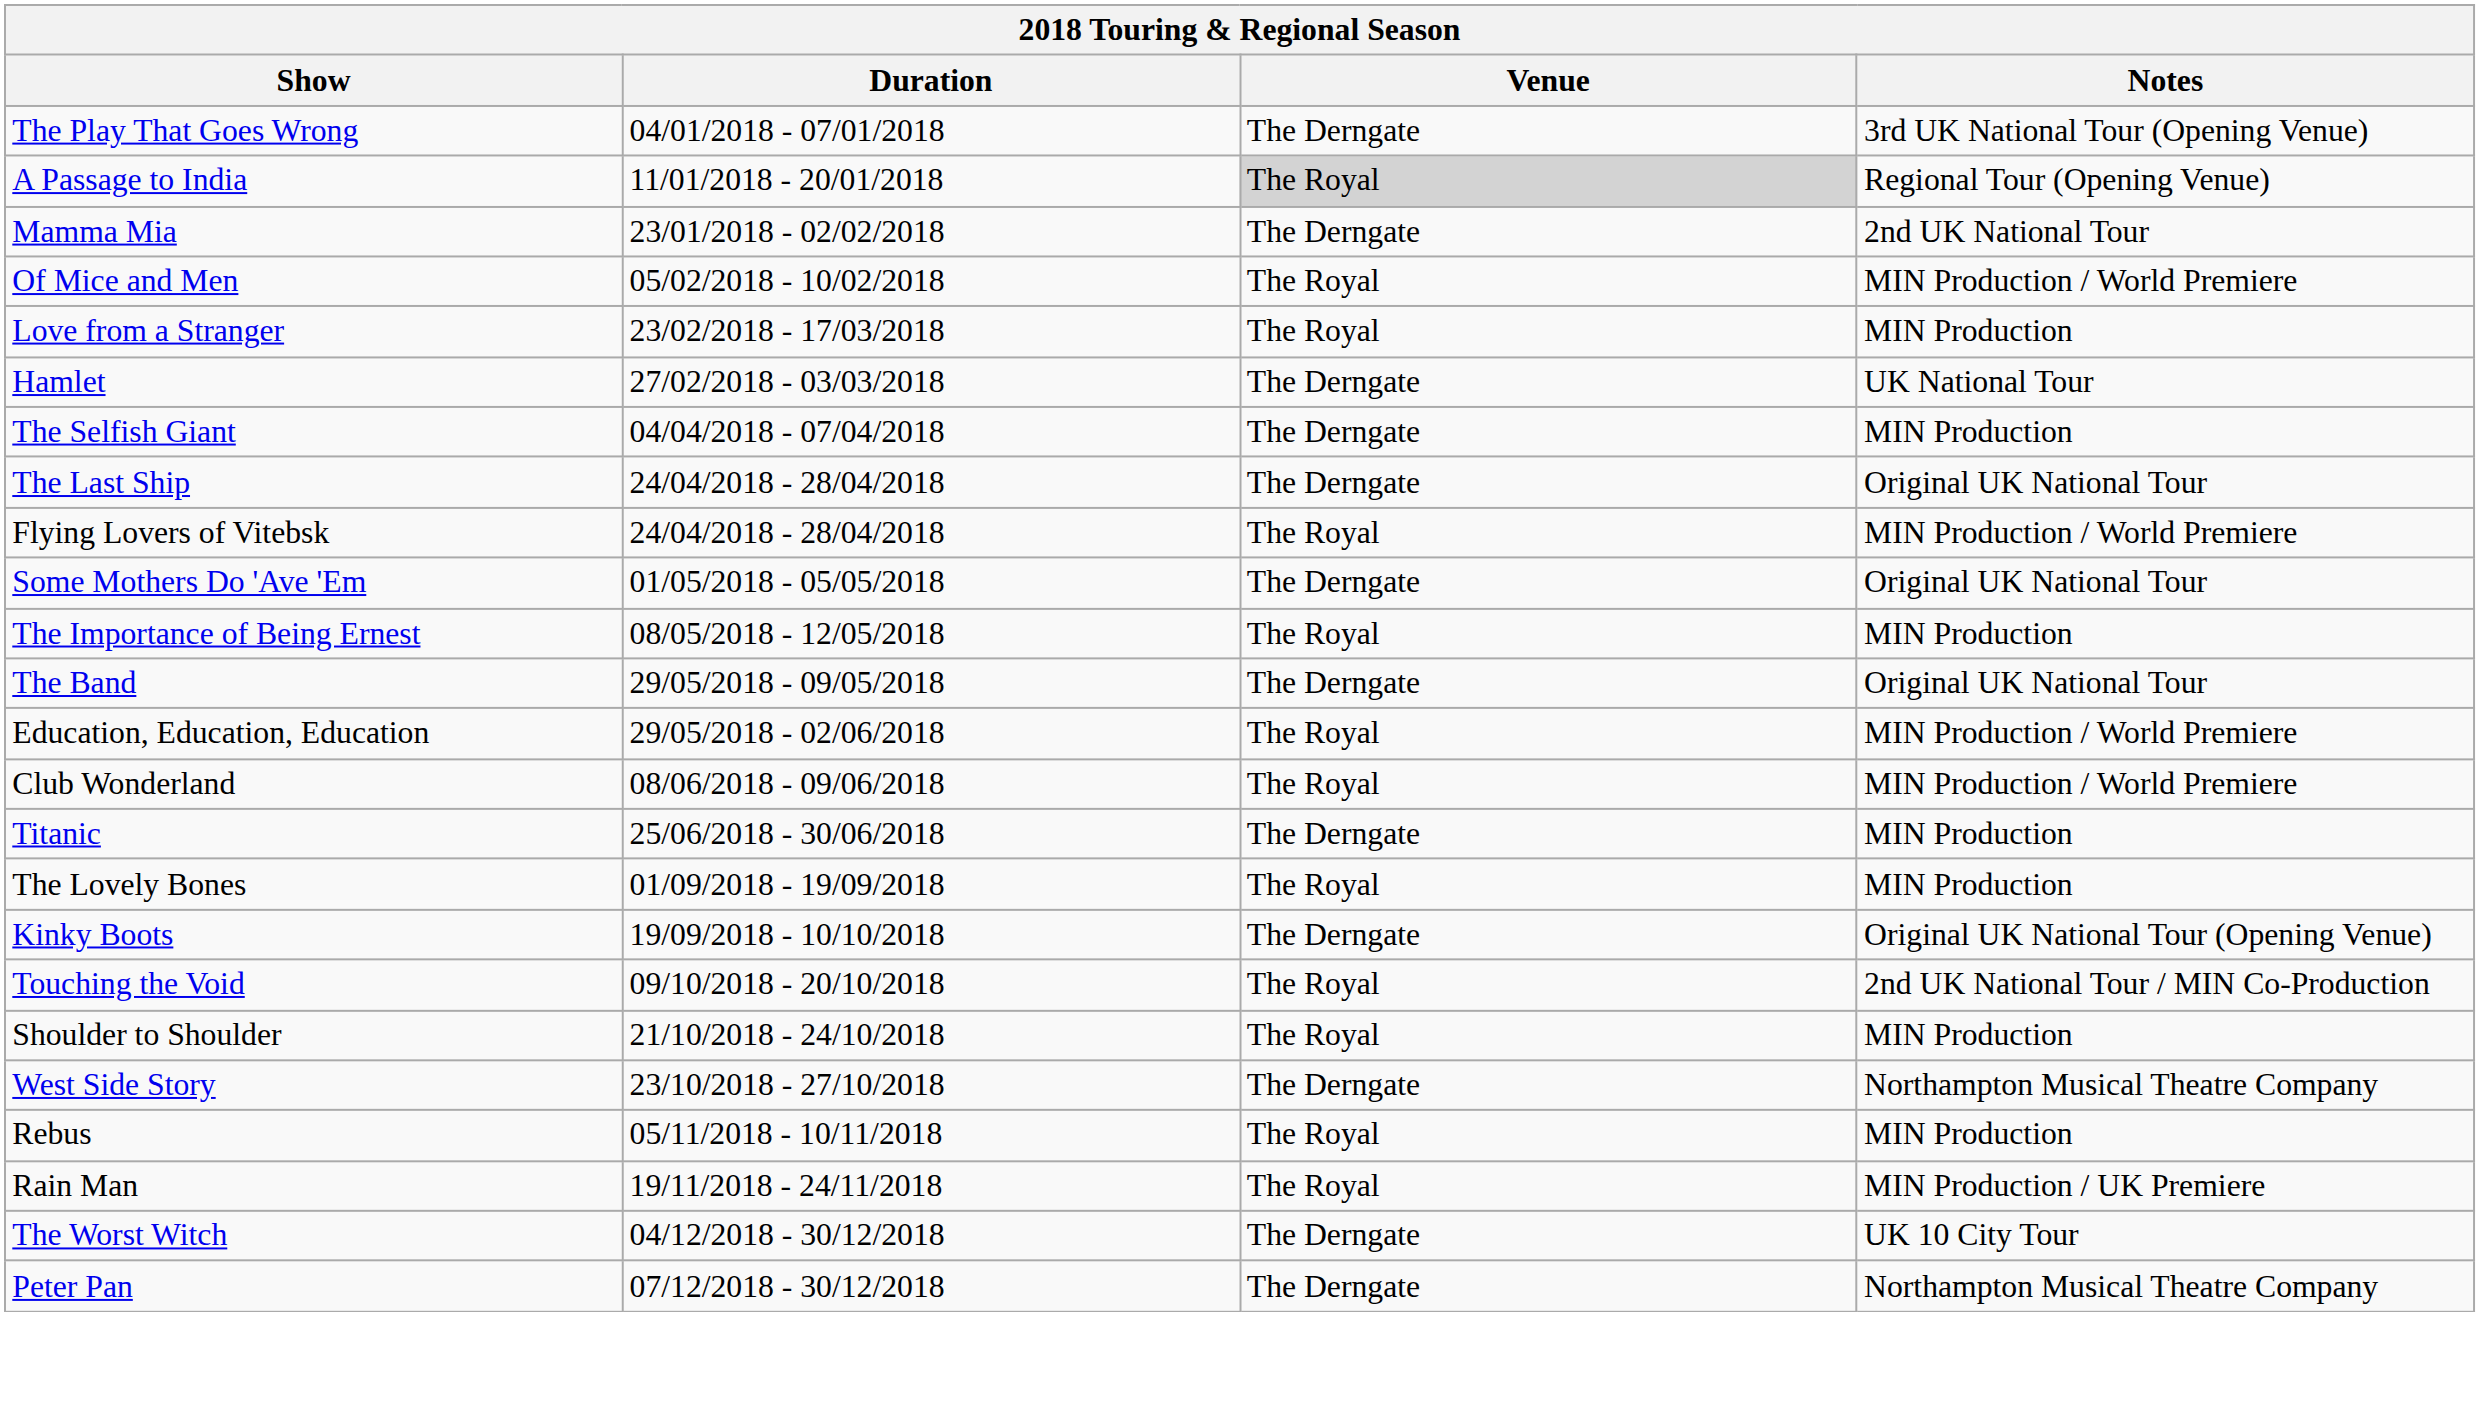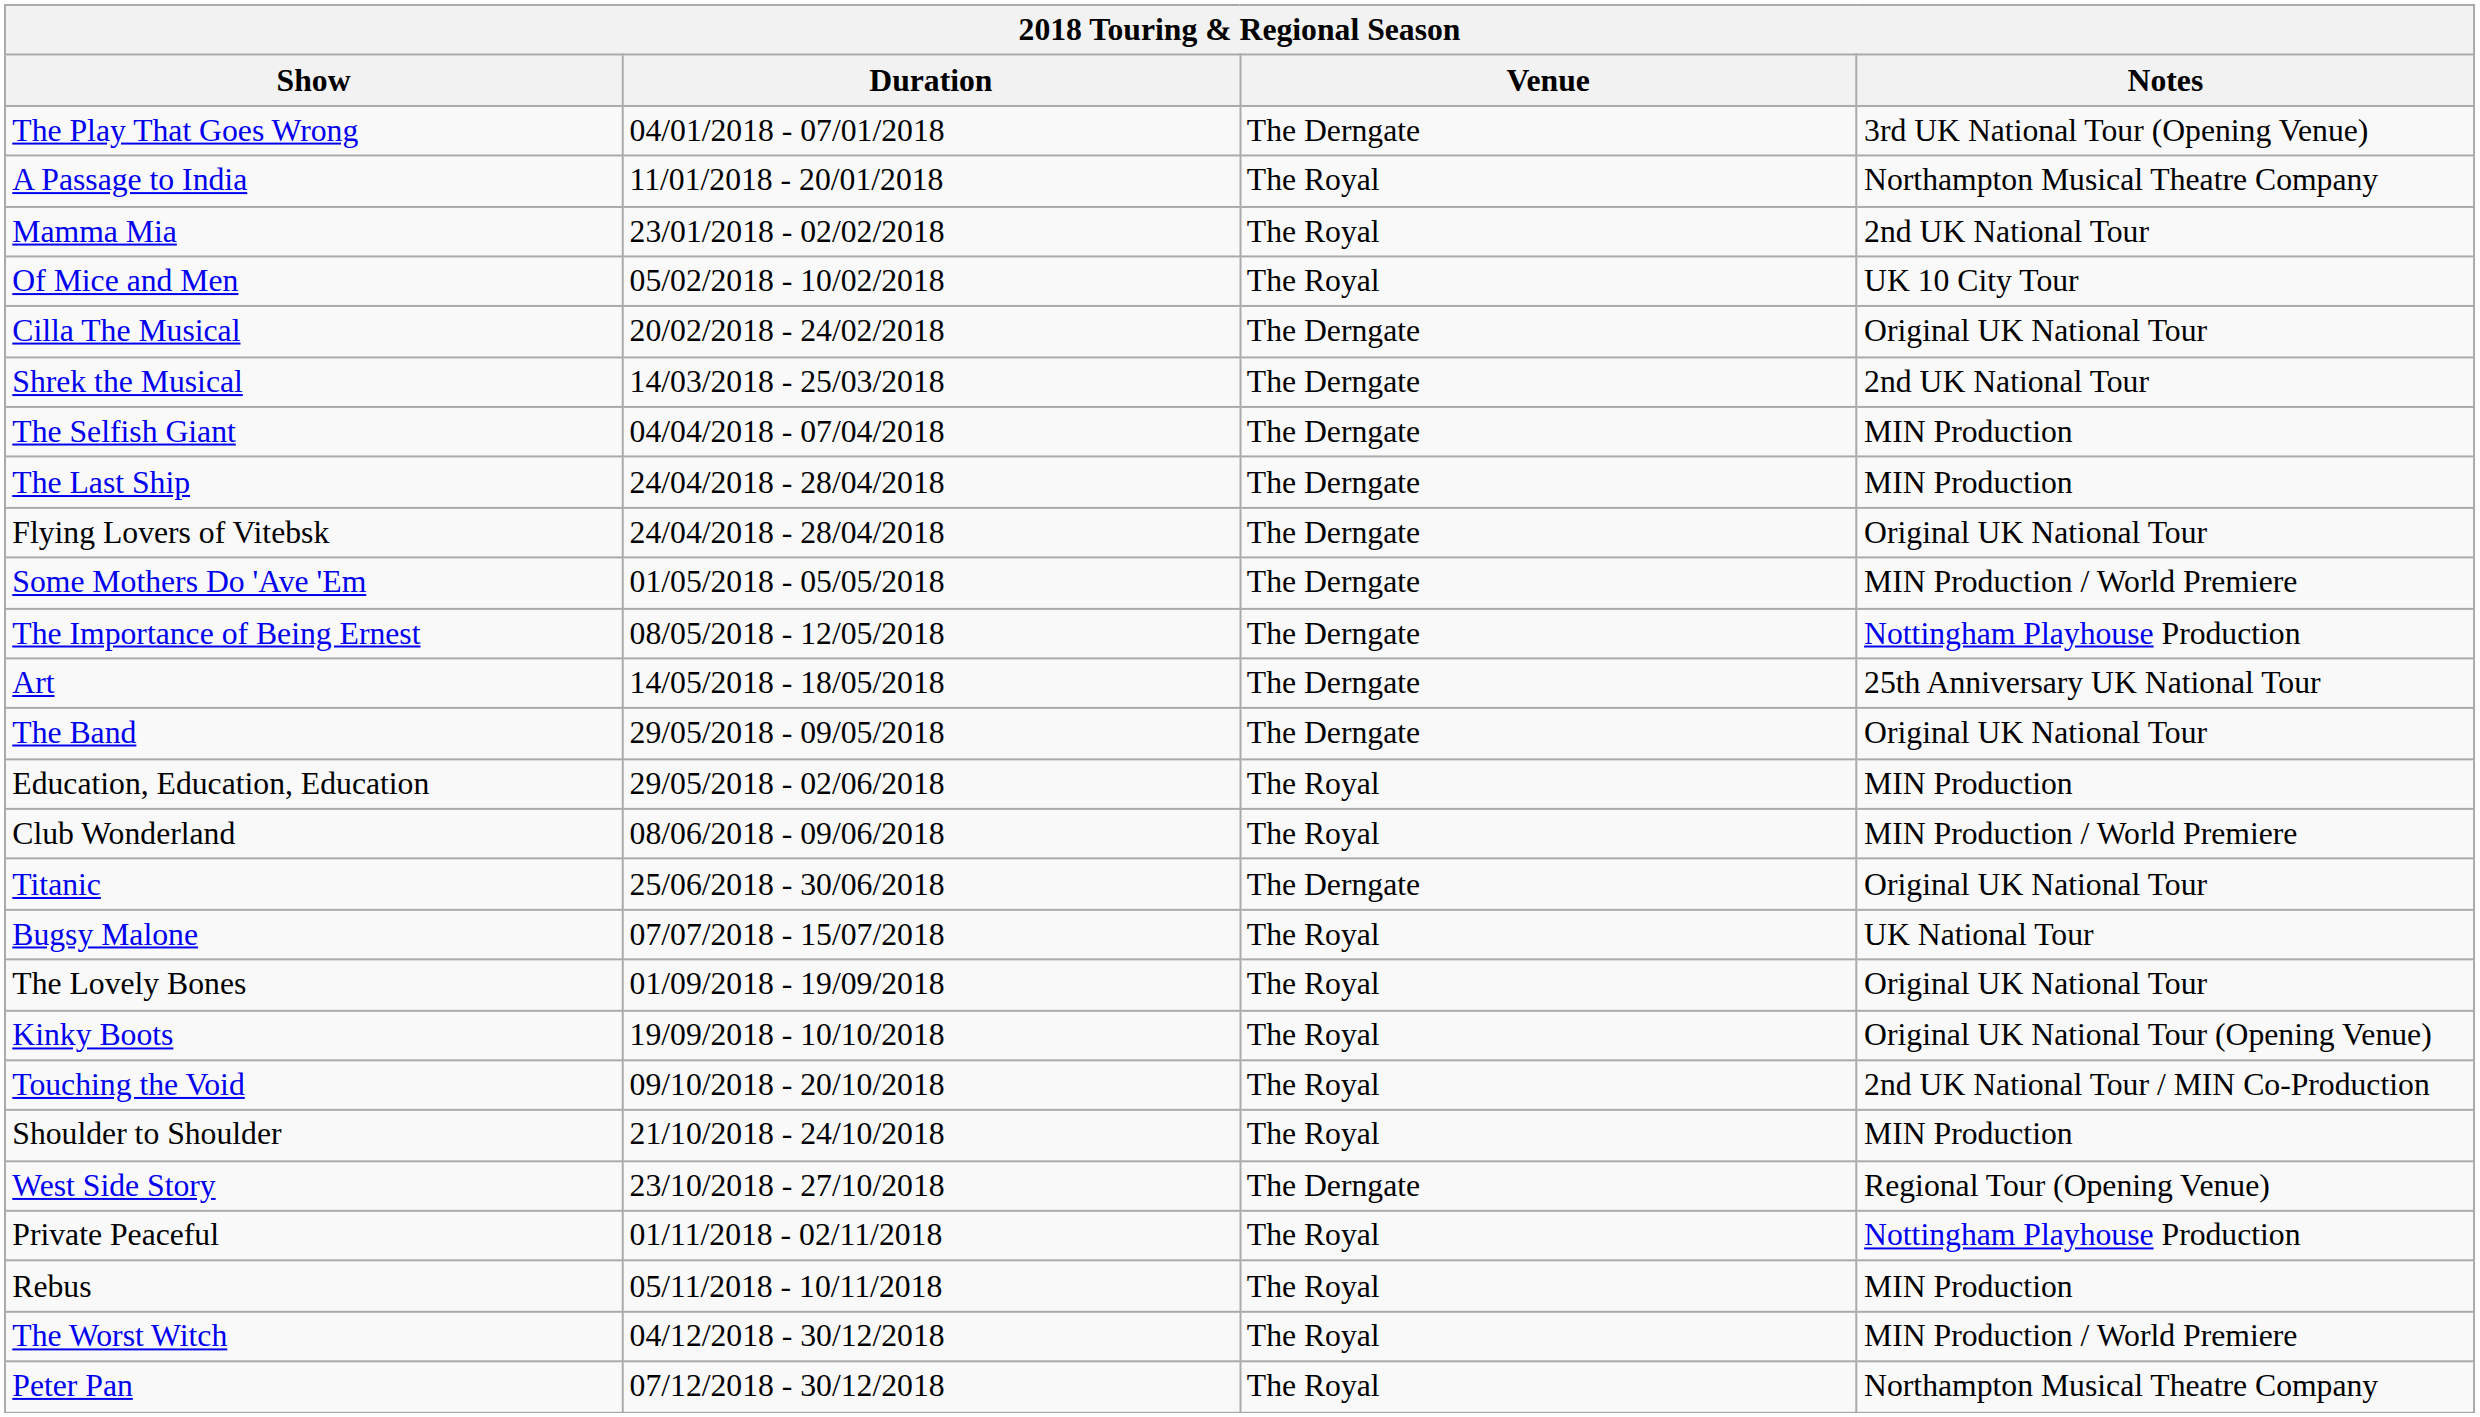(1313, 180) lightgrey background -> (1313, 180) no background
(2067, 180) Regional Tour (Opening Venue) -> (2121, 180) Northampton Musical Theatre Company
(1333, 230) The Derngate -> (1313, 230) The Royal
(2081, 280) MIN Production / World Premiere -> (1971, 280) UK 10 City Tour
+ row: (126, 331)
- row: (148, 331)
- row: (59, 381)
+ row: (128, 381)
(2036, 481) Original UK National Tour -> (1968, 481) MIN Production
(1313, 532) The Royal -> (1333, 532) The Derngate
(2081, 532) MIN Production / World Premiere -> (2036, 532) Original UK National Tour
(2036, 582) Original UK National Tour -> (2081, 582) MIN Production / World Premiere
(1313, 632) The Royal -> (1333, 632) The Derngate
(1968, 632) MIN Production -> (2082, 632) Nottingham Playhouse Production
+ row: (33, 682)
(2081, 733) MIN Production / World Premiere -> (1968, 783) MIN Production
(1968, 833) MIN Production -> (2036, 883) Original UK National Tour
+ row: (105, 933)
(1968, 883) MIN Production -> (2036, 984) Original UK National Tour
(1333, 933) The Derngate -> (1313, 1034) The Royal
(2121, 1084) Northampton Musical Theatre Company -> (2067, 1185) Regional Tour (Opening Venue)
+ row: (116, 1235)
- row: (75, 1185)
(1333, 1235) The Derngate -> (1313, 1335) The Royal
(1971, 1235) UK 10 City Tour -> (2081, 1335) MIN Production / World Premiere
(1333, 1285) The Derngate -> (1313, 1386) The Royal
